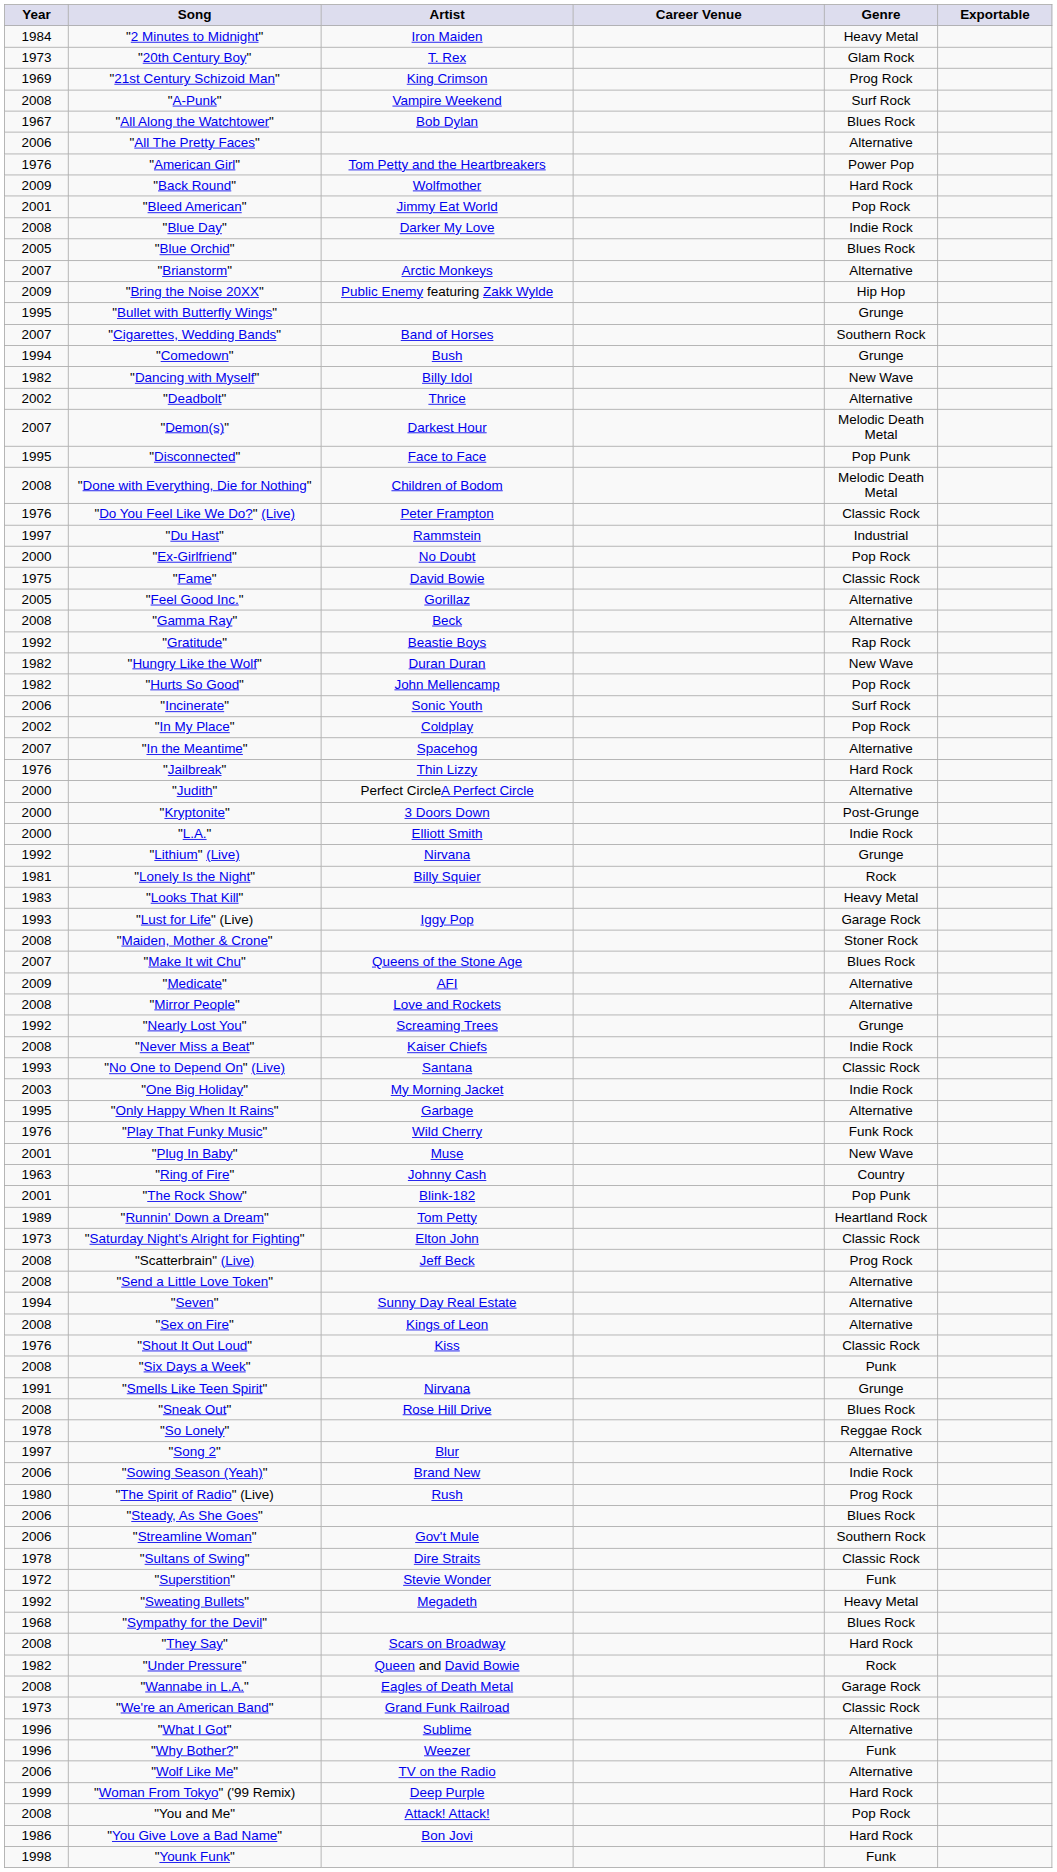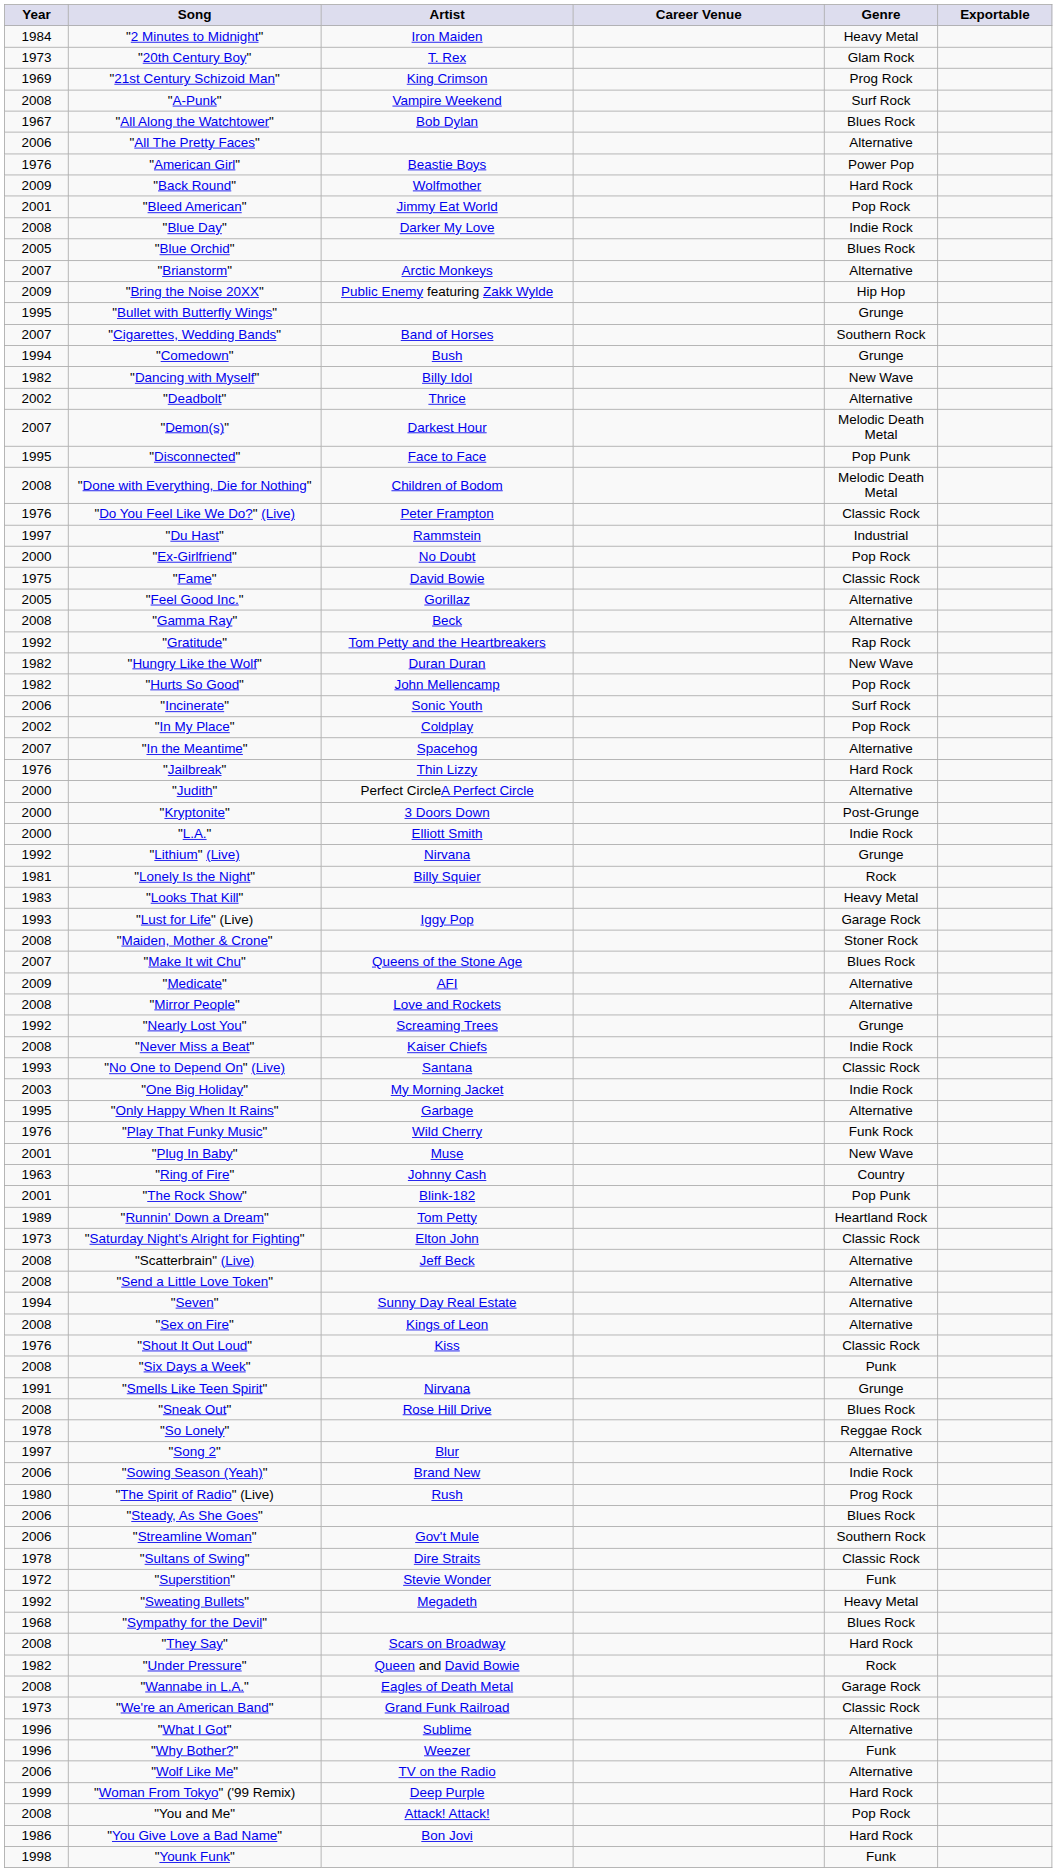(447, 164) Tom Petty and the Heartbreakers -> (447, 164) Beastie Boys
(447, 642) Beastie Boys -> (447, 642) Tom Petty and the Heartbreakers
(881, 1260) Prog Rock -> (881, 1260) Alternative
